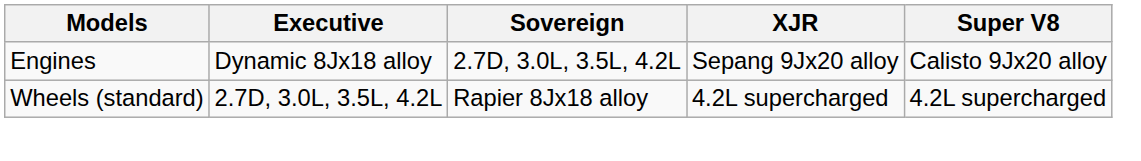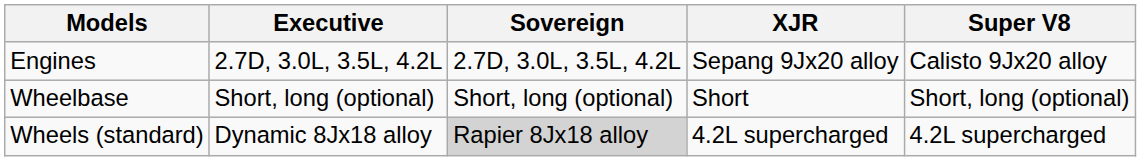(323, 60) Dynamic 8Jx18 alloy -> (328, 60) 2.7D, 3.0L, 3.5L, 4.2L
+ row: (69, 98)
(328, 98) 2.7D, 3.0L, 3.5L, 4.2L -> (323, 135) Dynamic 8Jx18 alloy
(551, 98) no background -> (551, 135) lightgrey background
